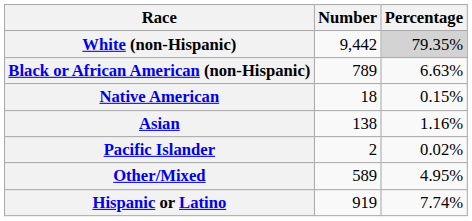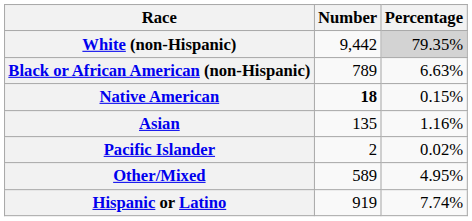(369, 96) normal -> (369, 96) bold
(365, 123) 138 -> (365, 123) 135
